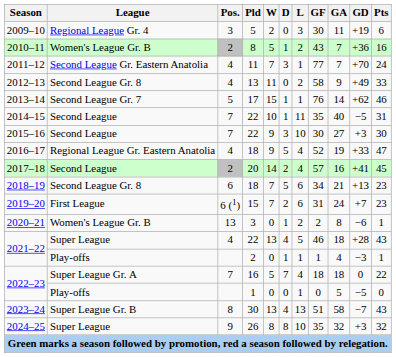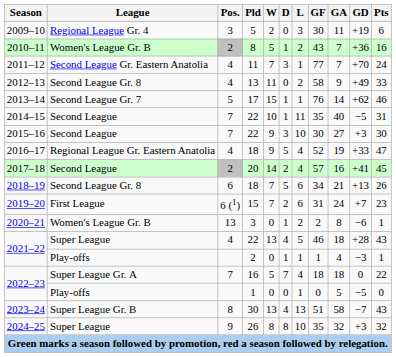(381, 185) 23 -> (381, 185) 26
